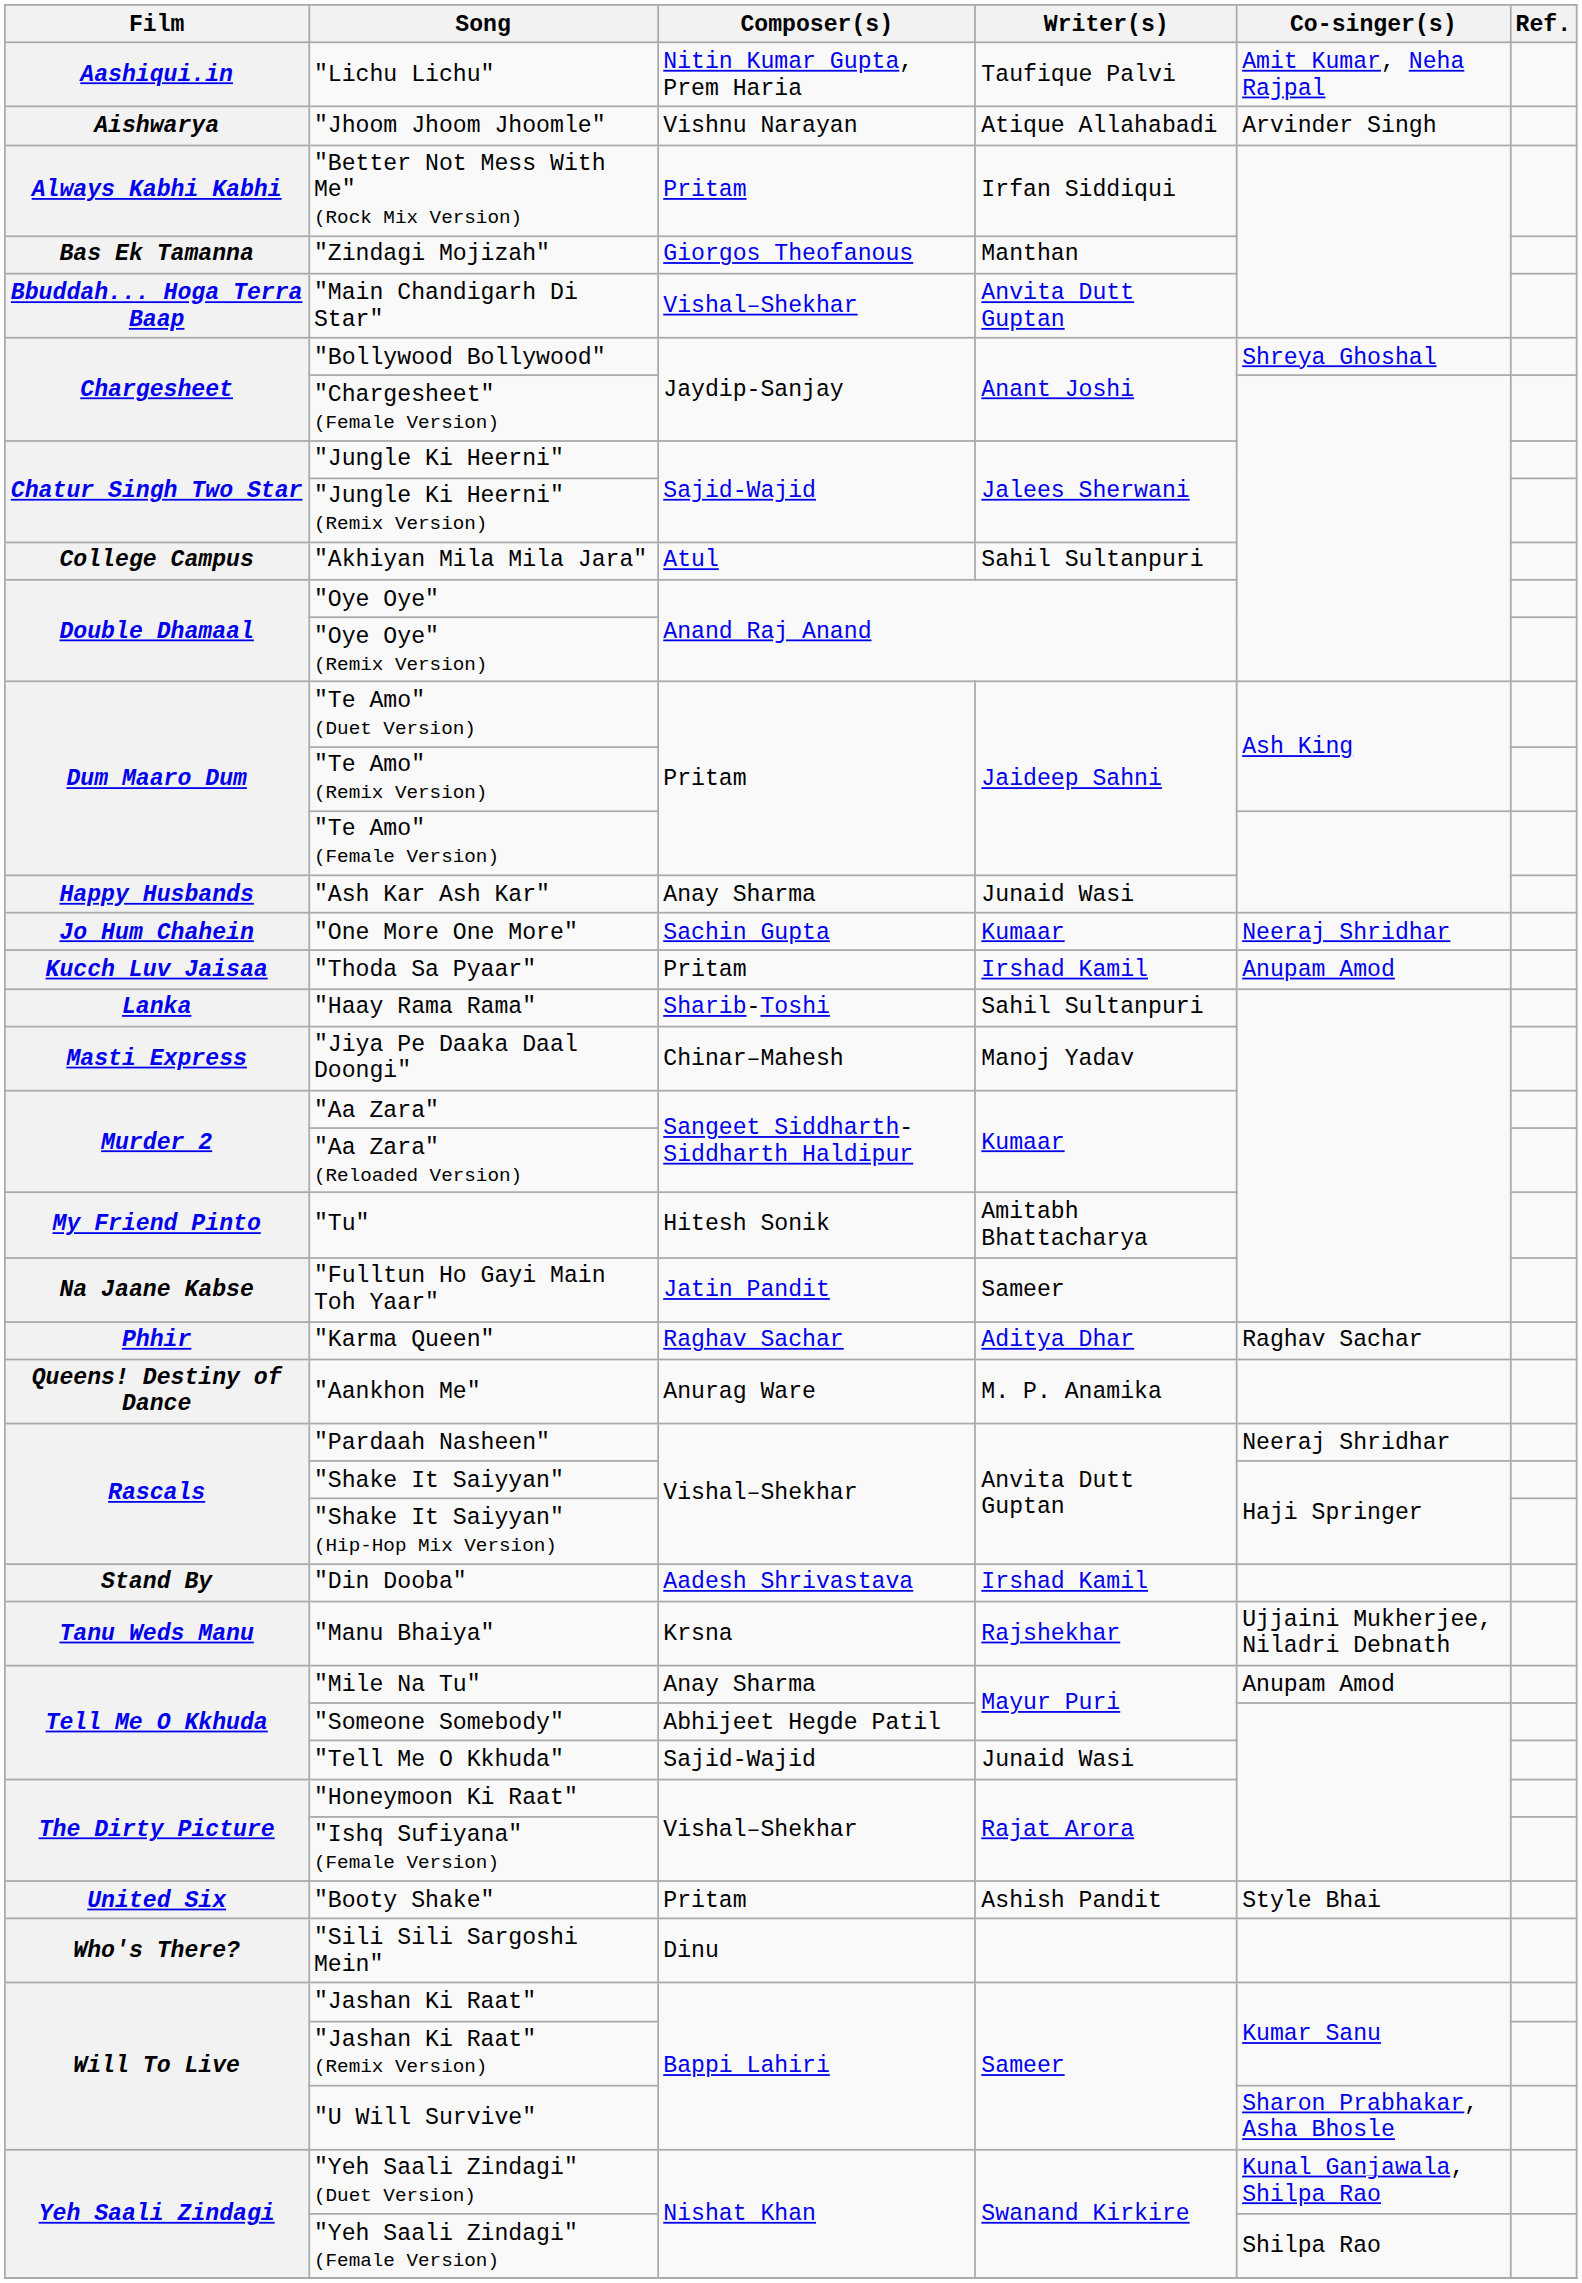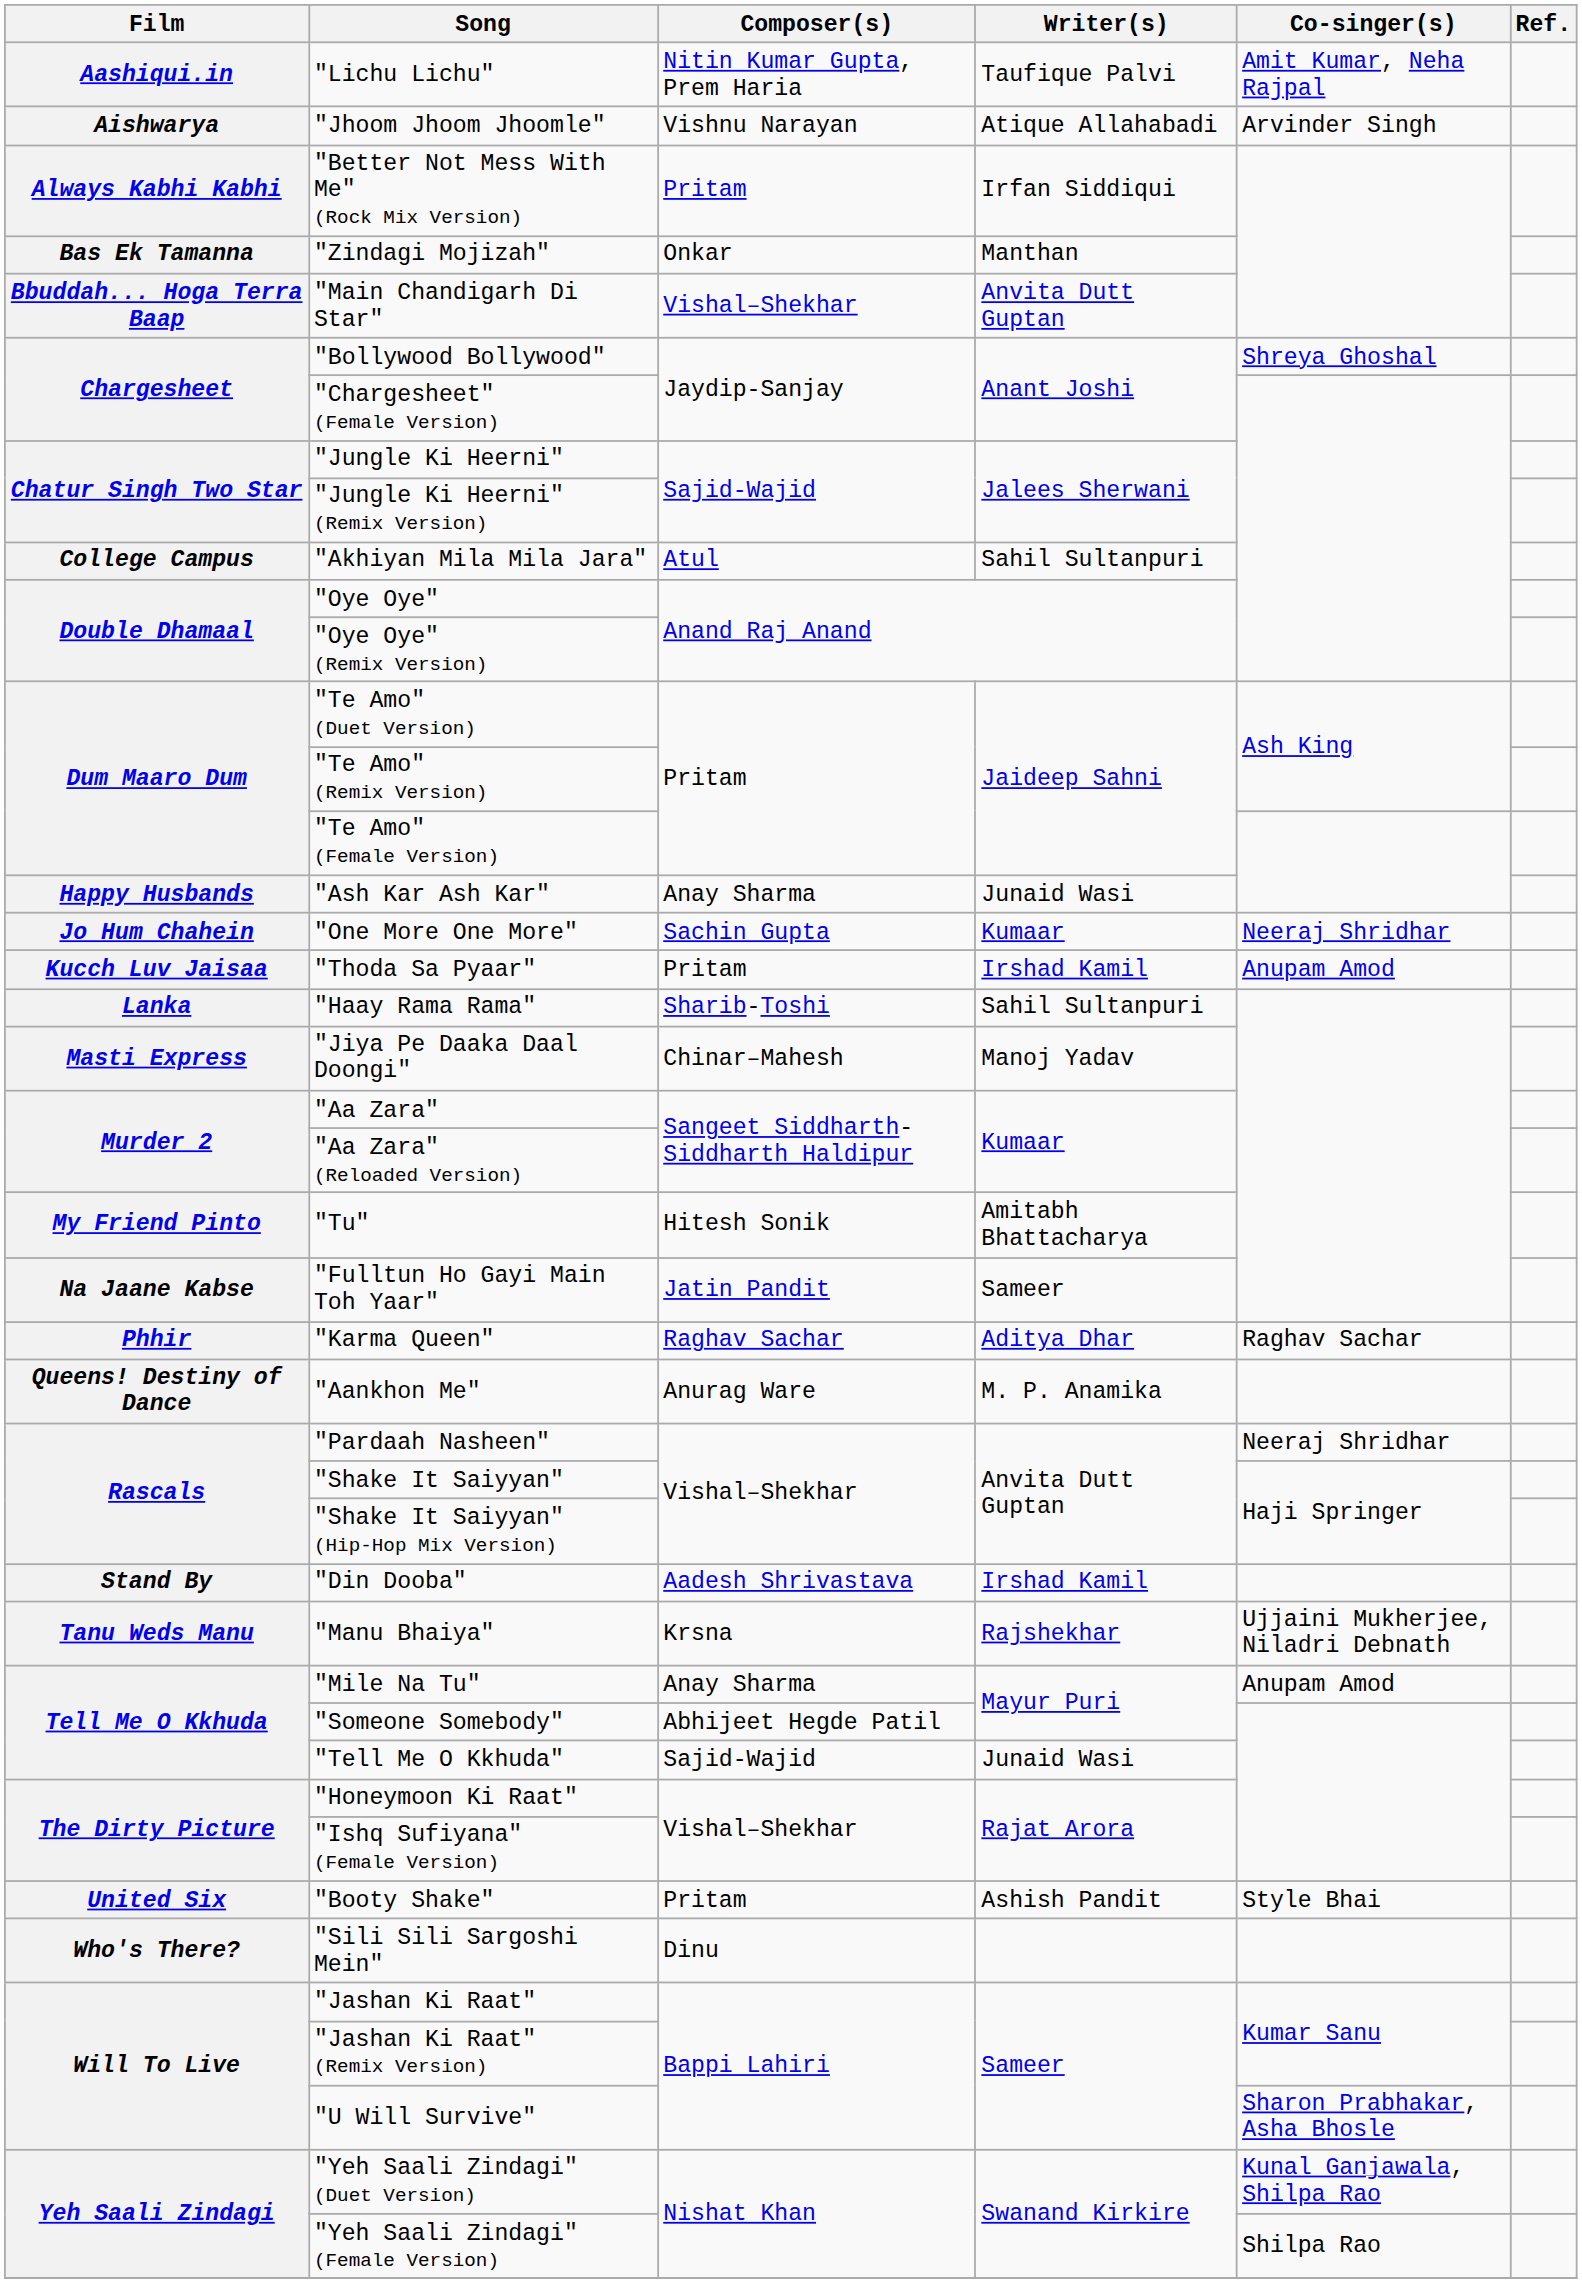(788, 255) Giorgos Theofanous -> (698, 255) Onkar
